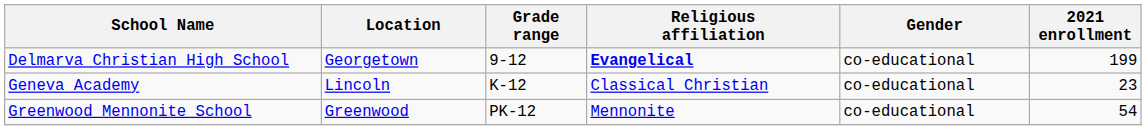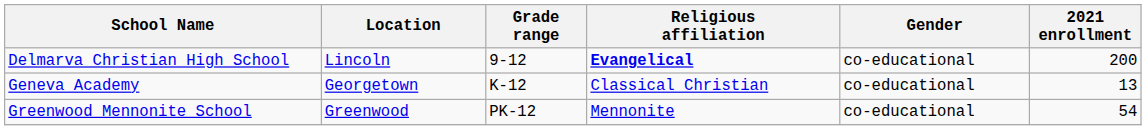(371, 61) Georgetown -> (357, 61) Lincoln
(1123, 61) 199 -> (1123, 61) 200
(357, 86) Lincoln -> (371, 86) Georgetown
(1128, 86) 23 -> (1128, 86) 13
